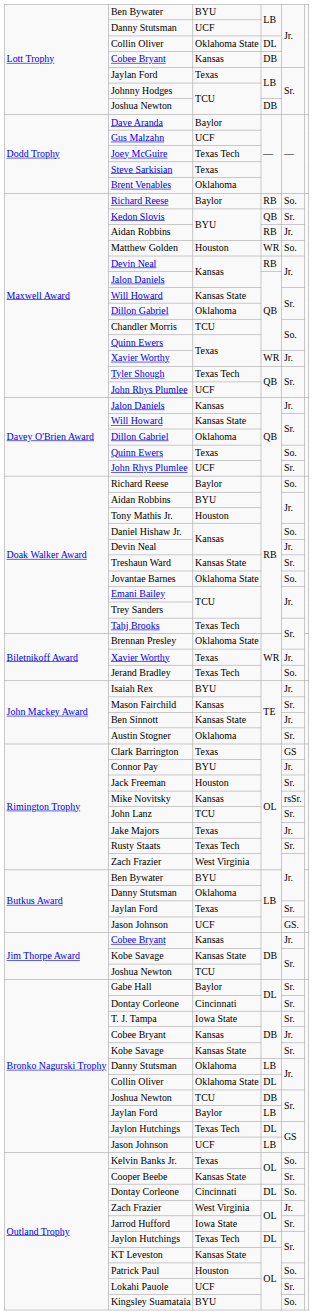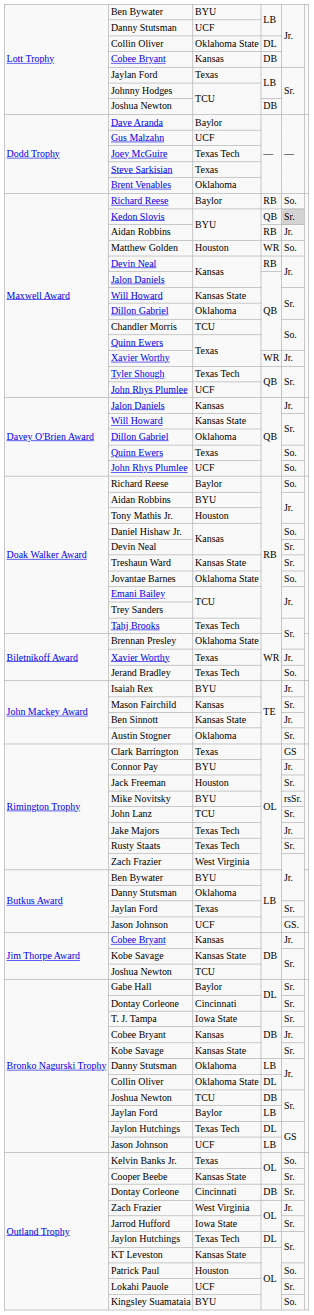(289, 216) no background -> (289, 216) lightgrey background
(289, 468) Sr. -> (290, 468) So.
(288, 547) Jr. -> (289, 547) Sr.
(209, 798) Kansas -> (206, 798) BYU
(207, 830) Texas -> (217, 830) Texas Tech
(270, 1192) DL -> (270, 1192) DB
(290, 1192) So. -> (289, 1192) Sr.
